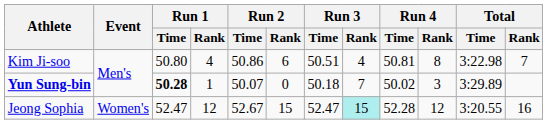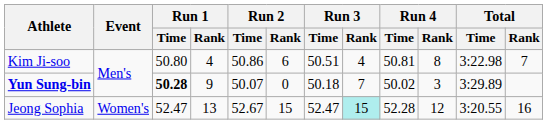(209, 85) 1 -> (209, 85) 9
(209, 108) 12 -> (209, 108) 13
